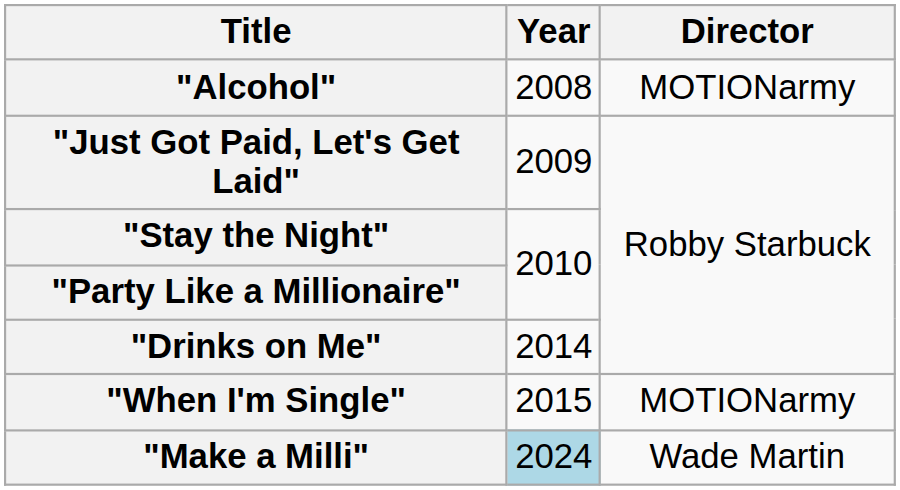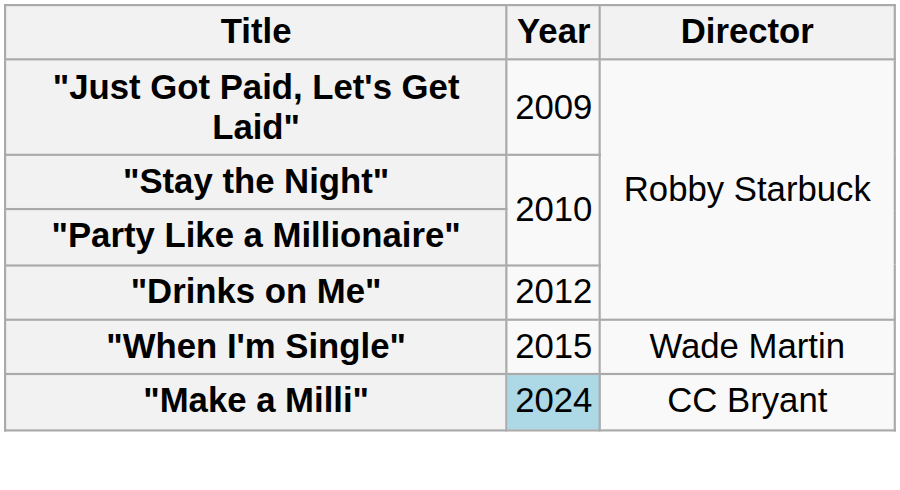- row: (256, 87)
(554, 346) 2014 -> (554, 291) 2012
(747, 401) MOTIONarmy -> (747, 346) Wade Martin
(747, 456) Wade Martin -> (747, 401) CC Bryant
